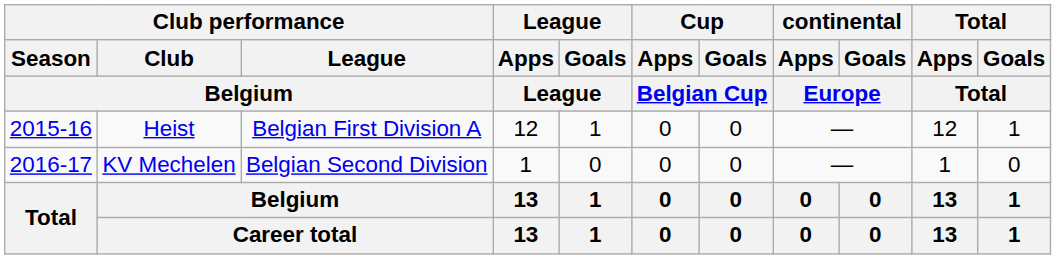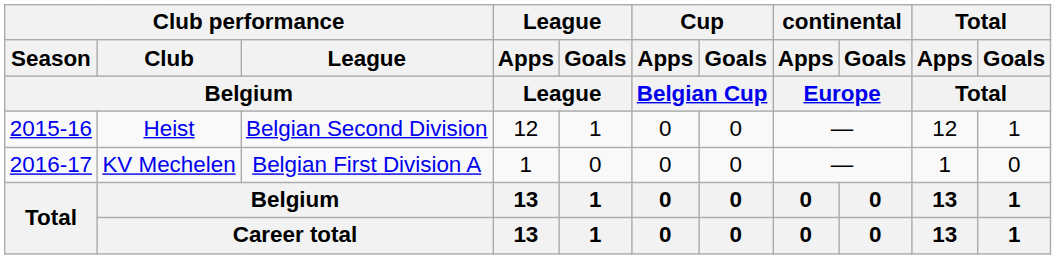(367, 128) Belgian First Division A -> (367, 128) Belgian Second Division
(367, 164) Belgian Second Division -> (367, 164) Belgian First Division A
